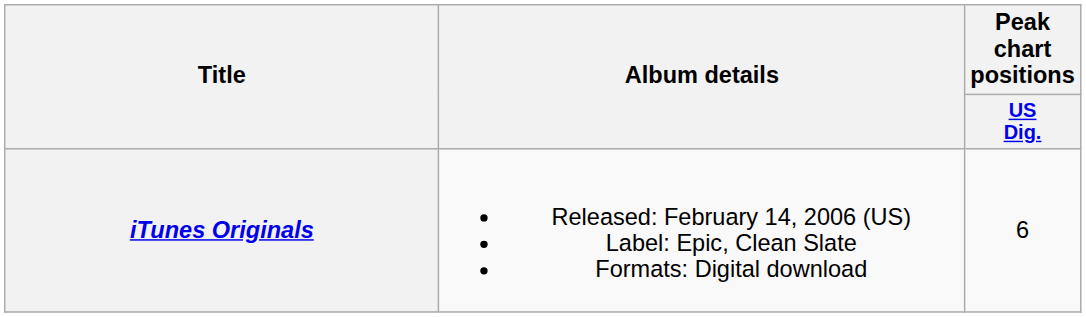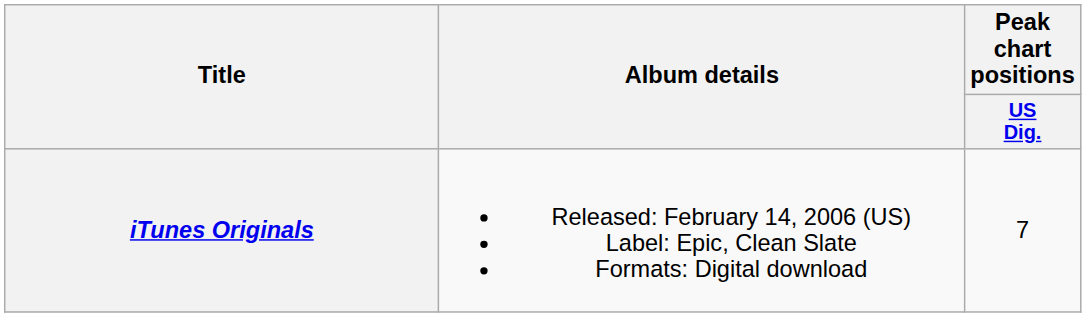(1023, 230) 6 -> (1023, 230) 7
